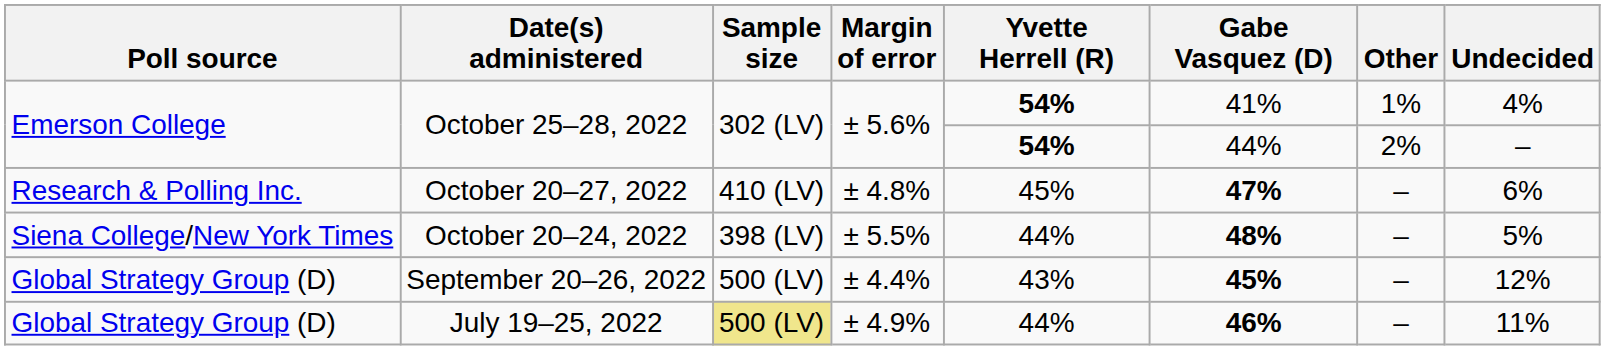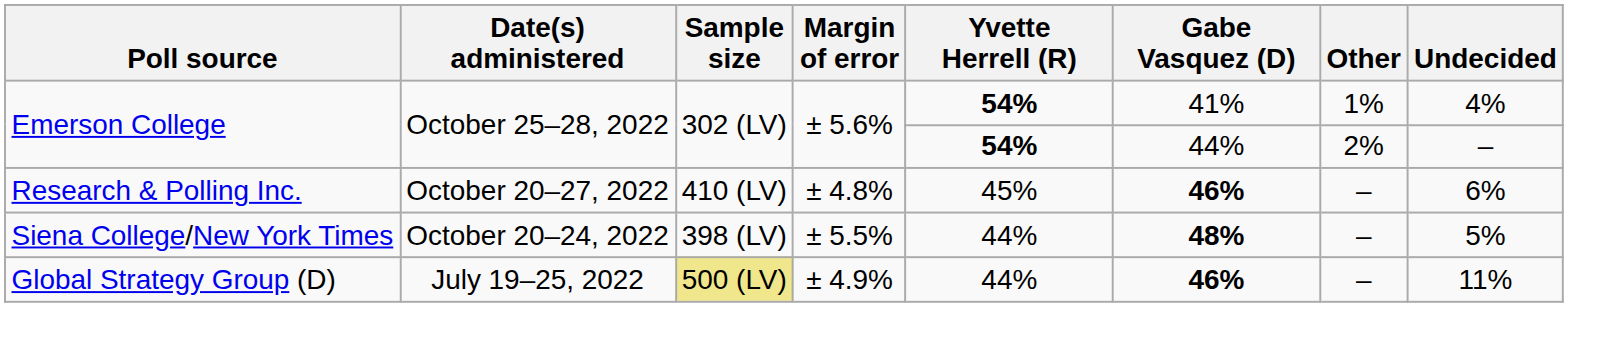(1254, 191) 47% -> (1216, 191) 46%
- row: (556, 279)
